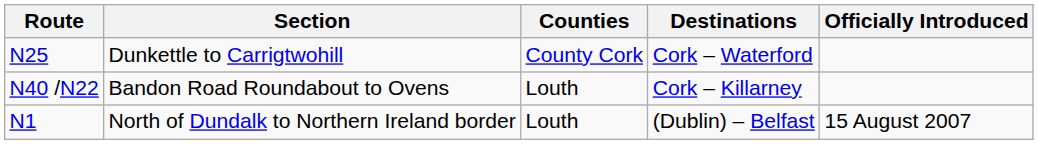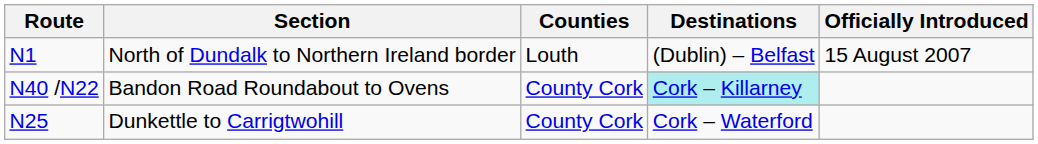rows swapped: (312, 121) <-> (226, 54)
(552, 88) Louth -> (584, 88) County Cork
(727, 88) no background -> (727, 88) paleturquoise background
